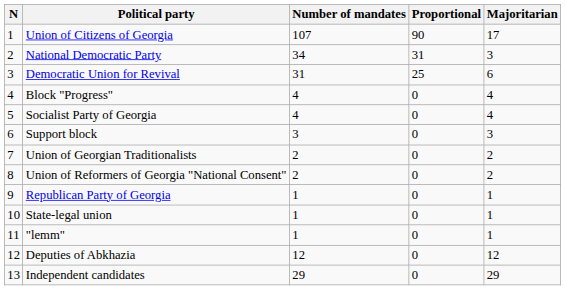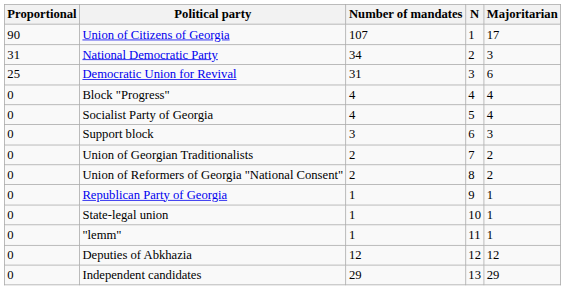columns swapped: (14, 14) <-> (446, 14)
